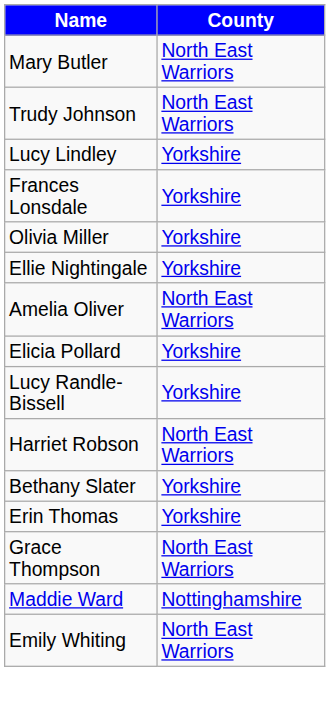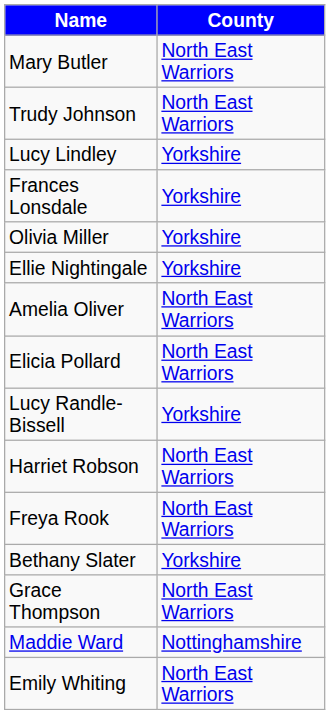(201, 351) Yorkshire -> (207, 362) North East Warriors
+ row: (59, 518)
- row: (64, 516)
